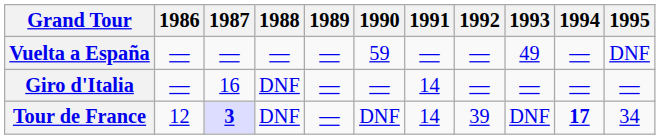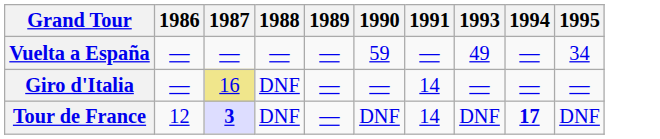- column: (479, 20)
(630, 52) DNF -> (580, 52) 34
(229, 85) no background -> (229, 85) khaki background
(630, 117) 34 -> (580, 117) DNF
